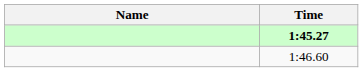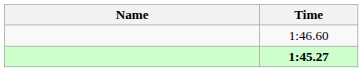rows swapped: (309, 35) <-> (309, 56)
